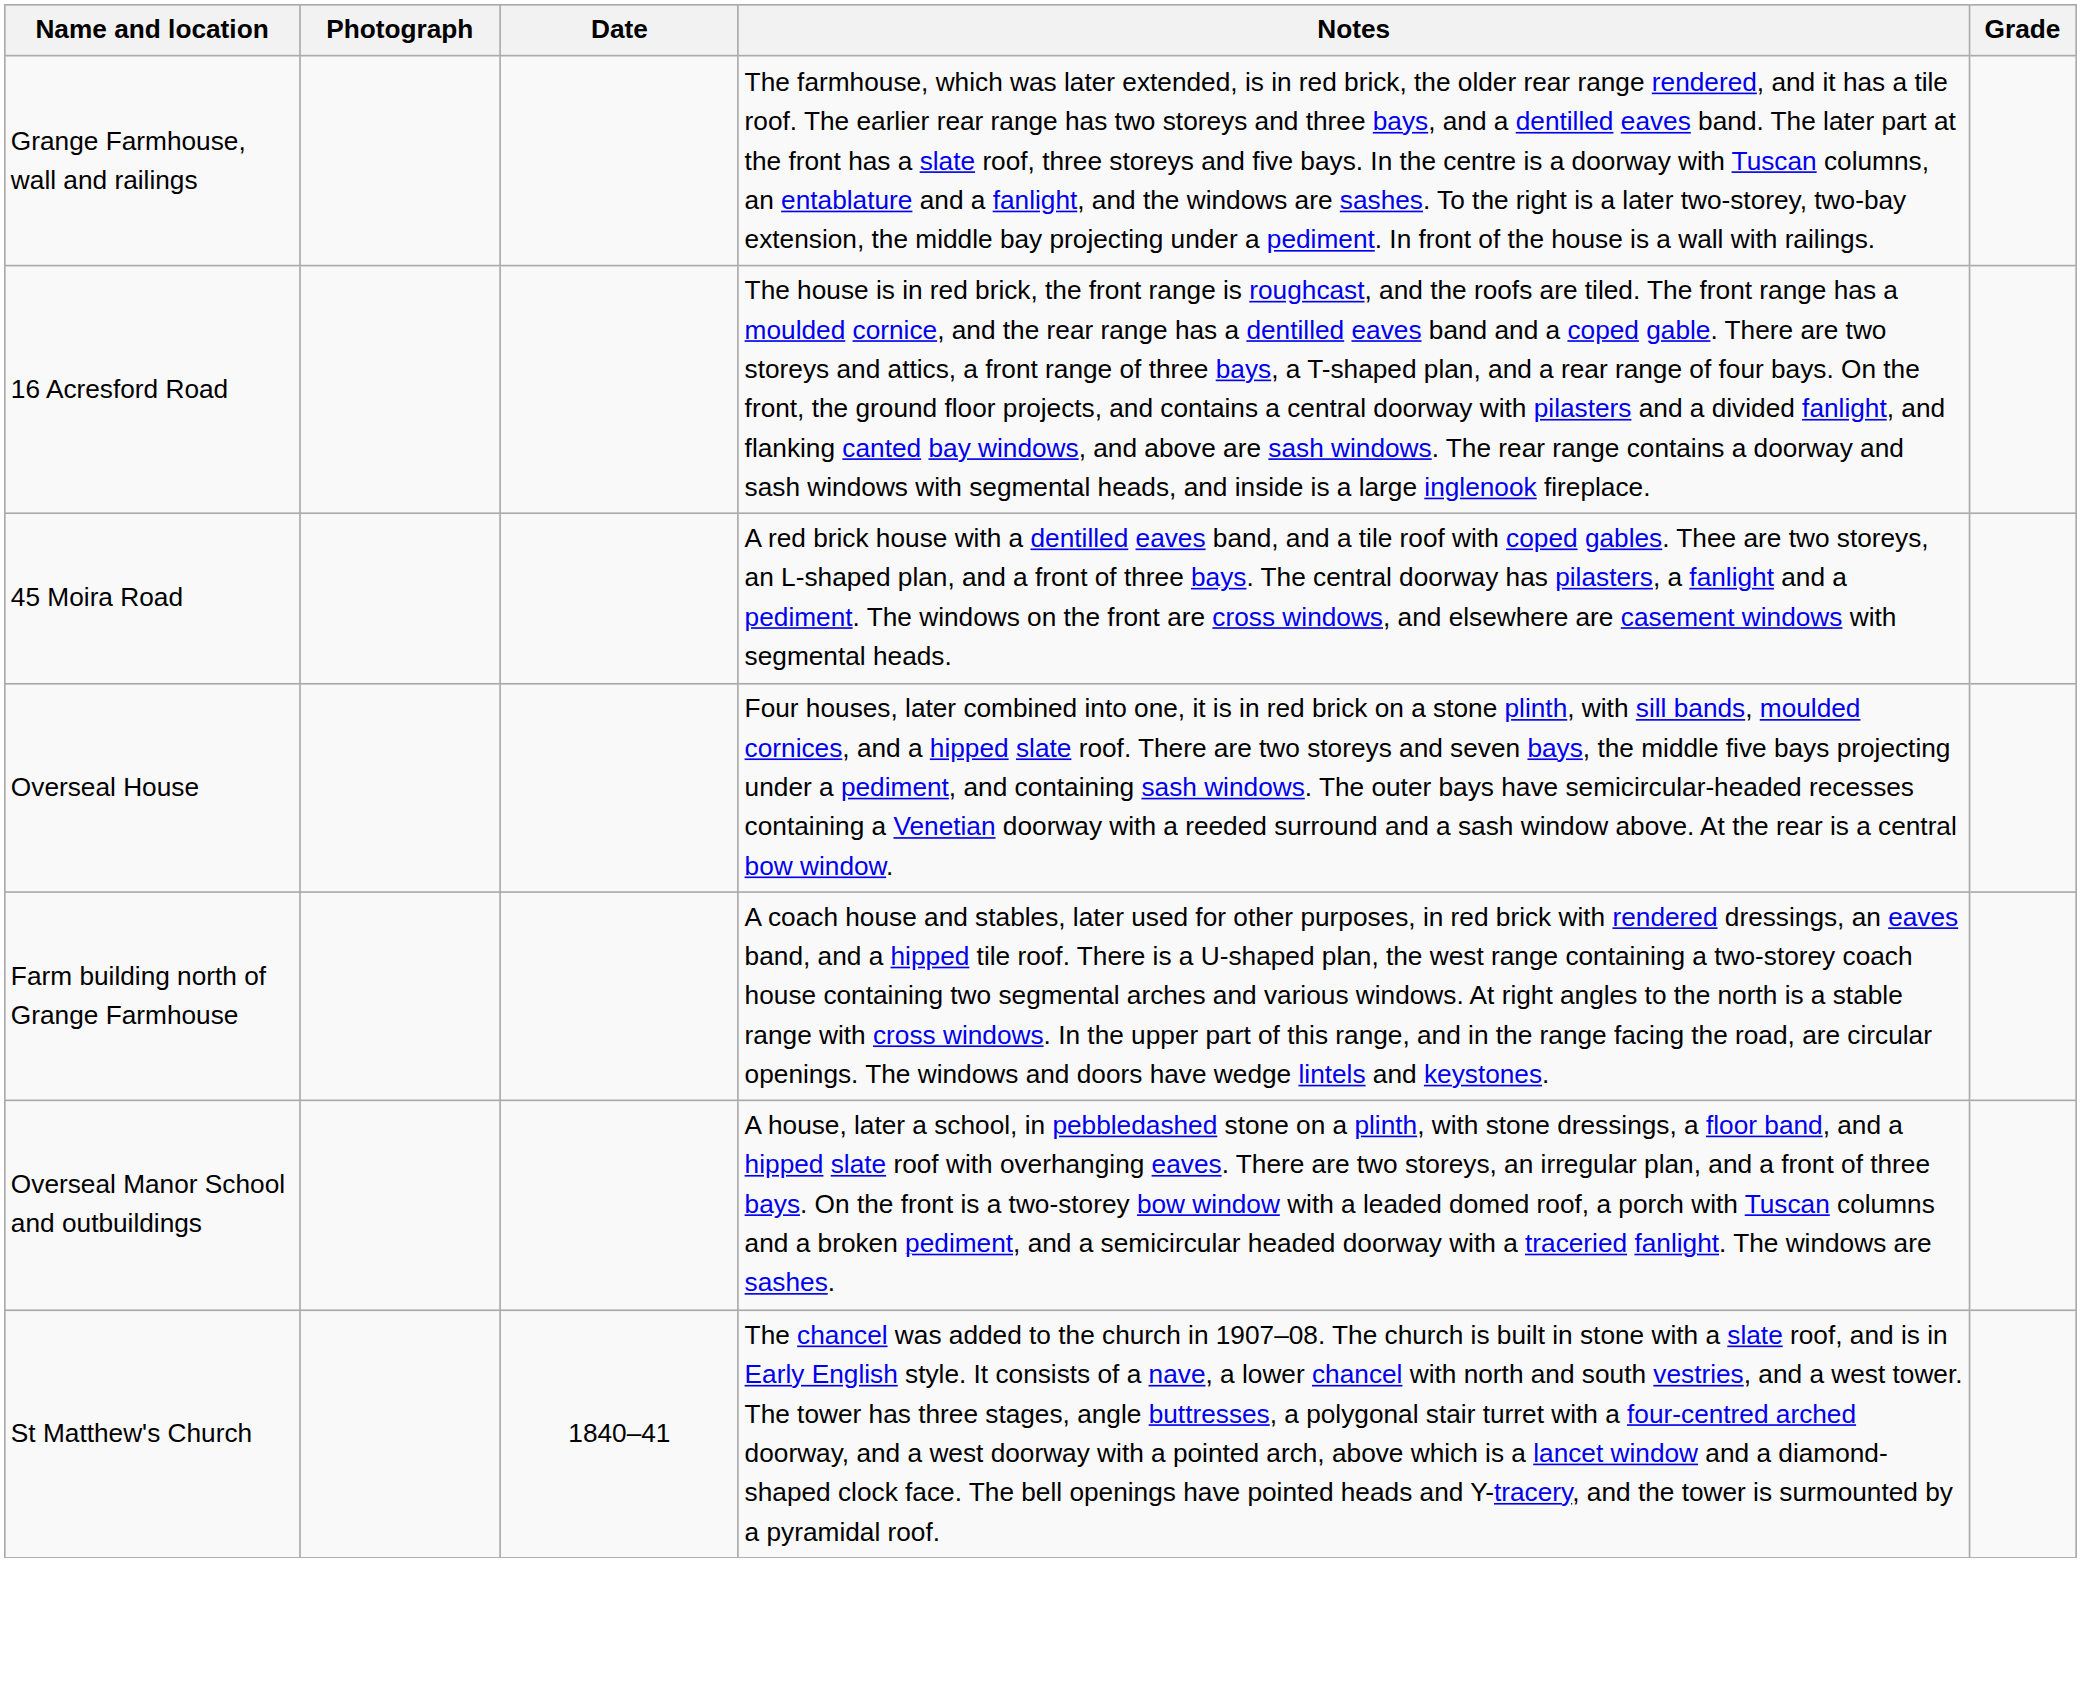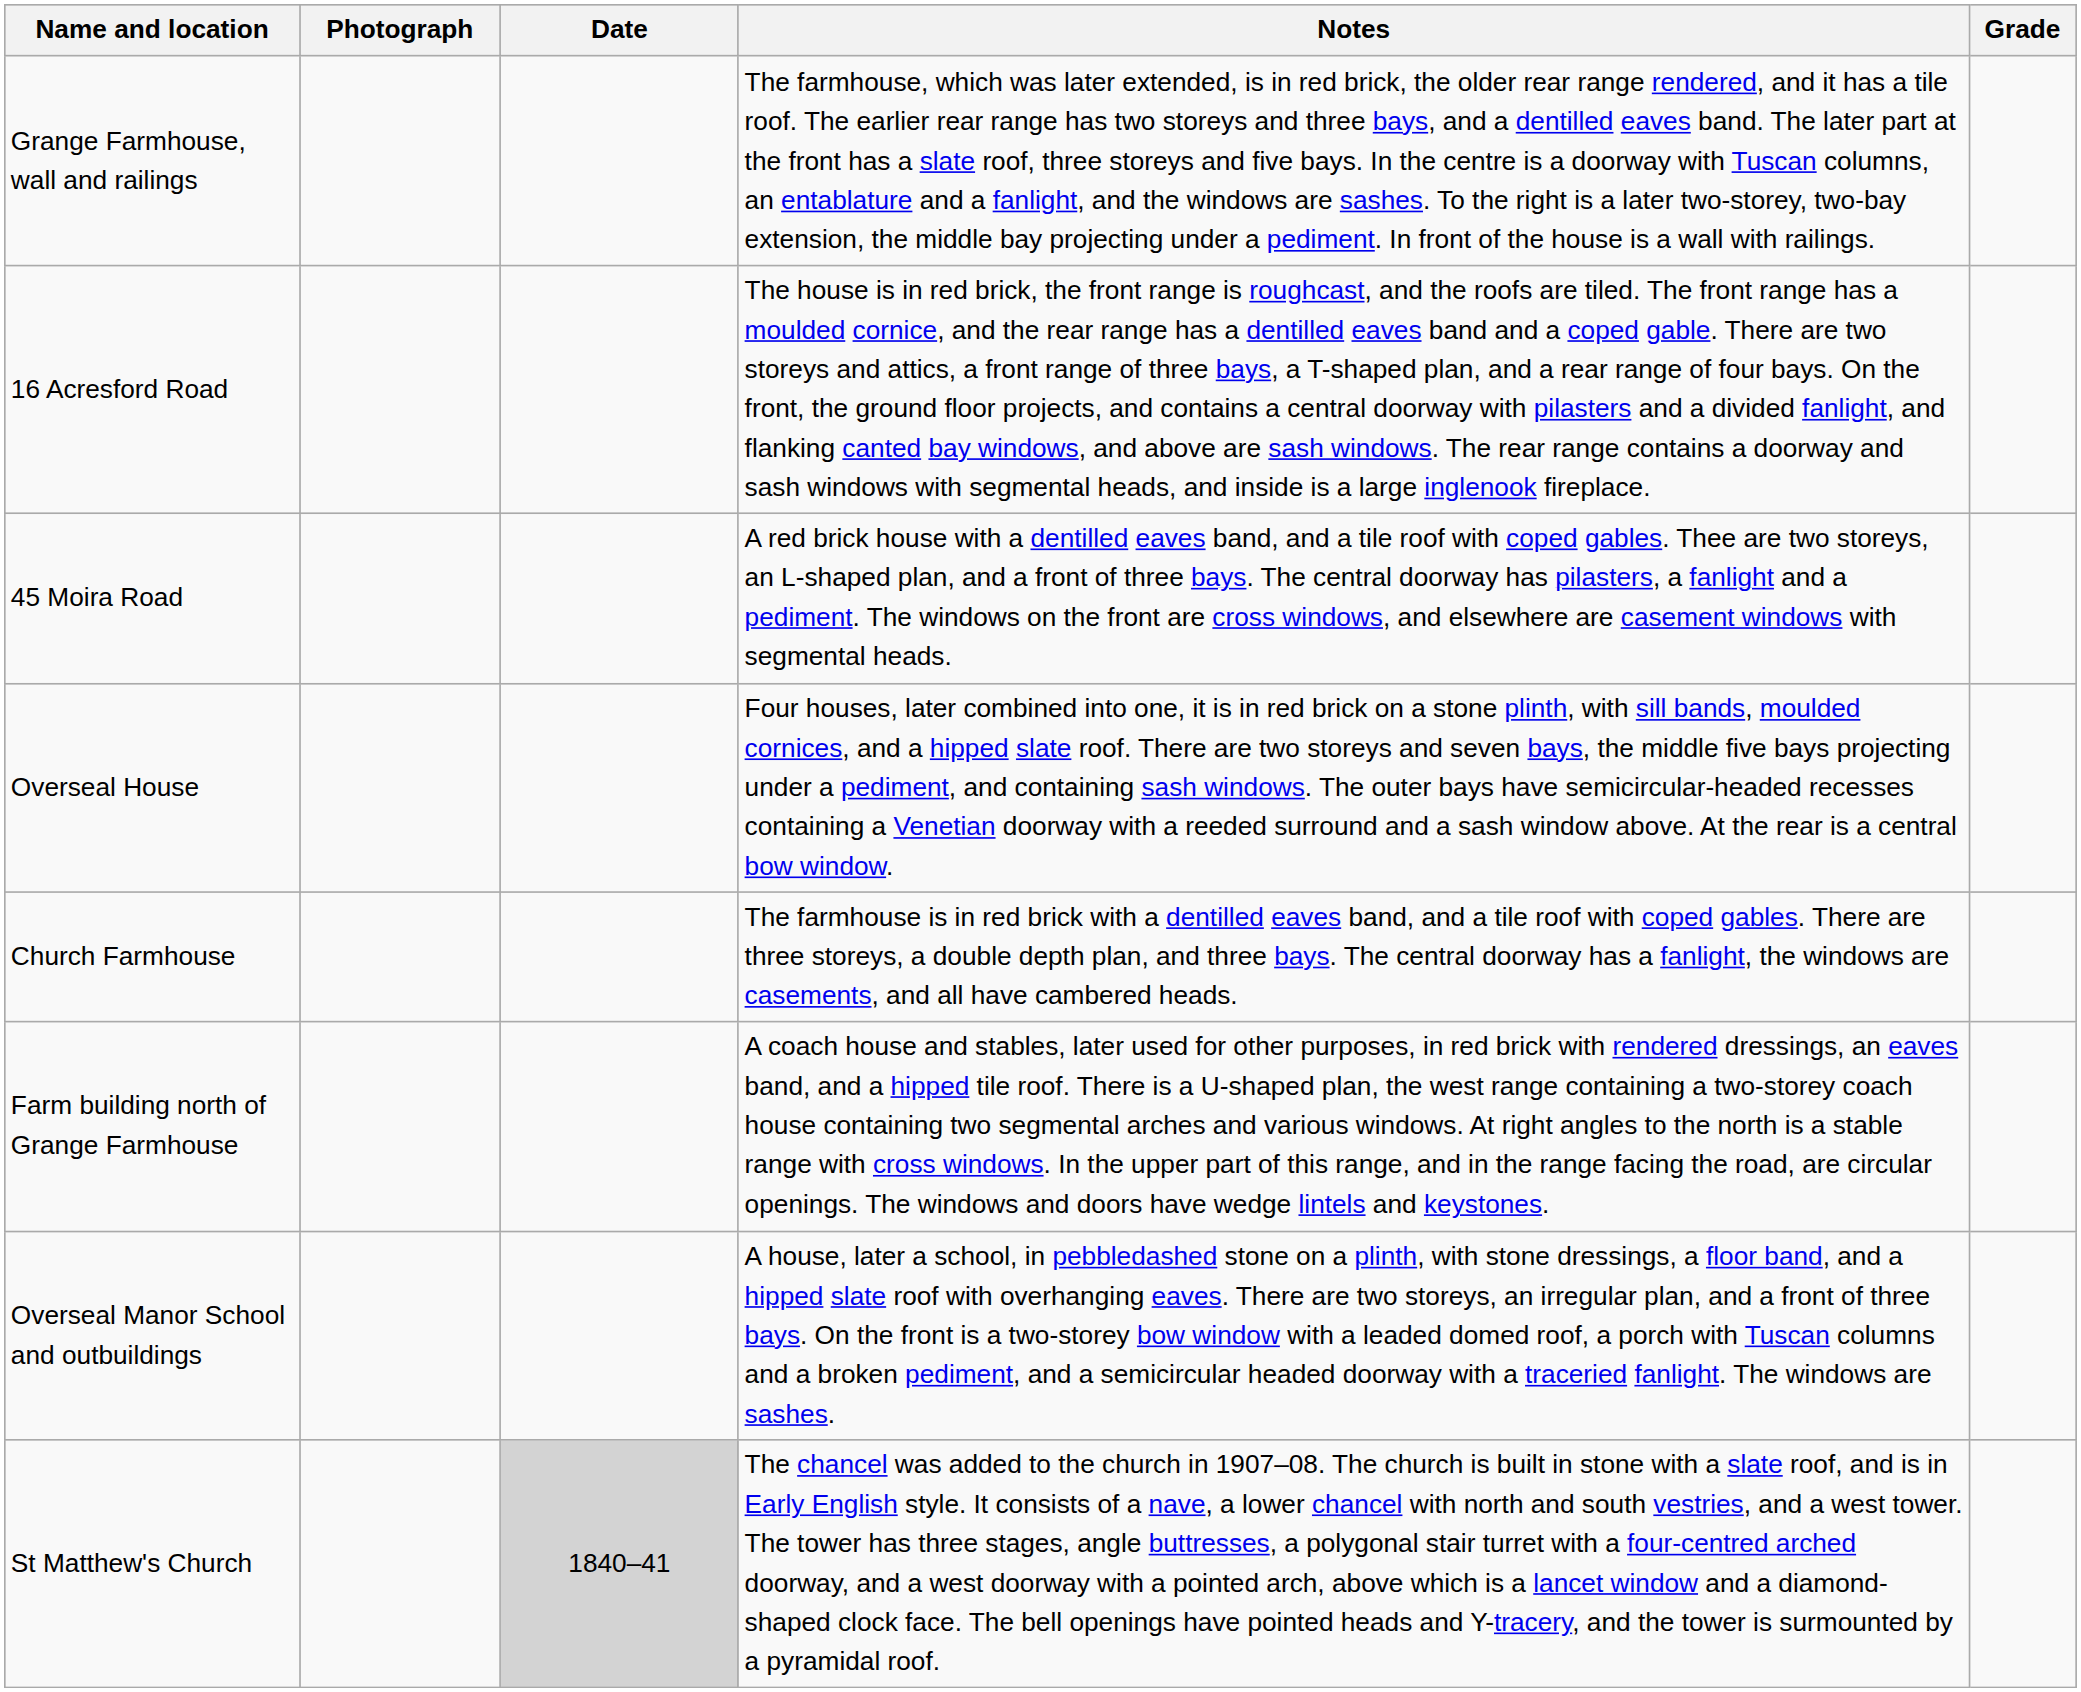+ row: (123, 956)
(619, 1433) no background -> (619, 1563) lightgrey background
